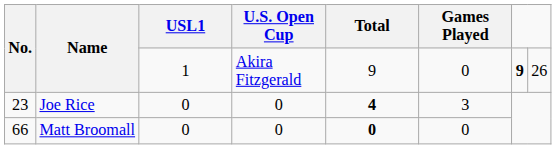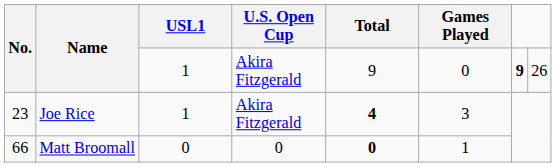(185, 104) 0 -> (185, 114) 1
(279, 104) 0 -> (269, 114) Akira Fitzgerald
(465, 130) 0 -> (465, 148) 1
